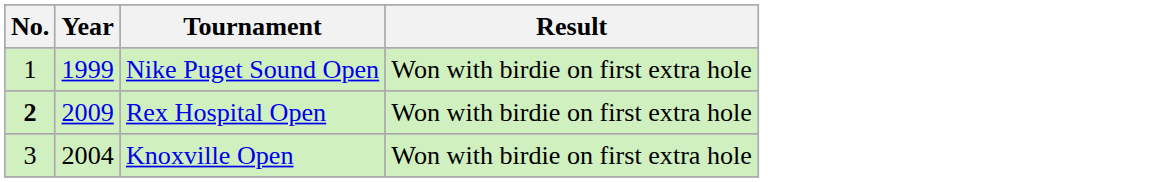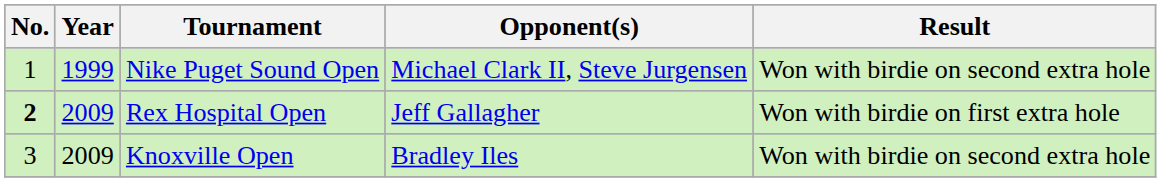+ column: (569, 26)
(572, 69) Won with birdie on first extra hole -> (955, 69) Won with birdie on second extra hole
(88, 155) 2004 -> (88, 155) 2009
(572, 155) Won with birdie on first extra hole -> (955, 155) Won with birdie on second extra hole
